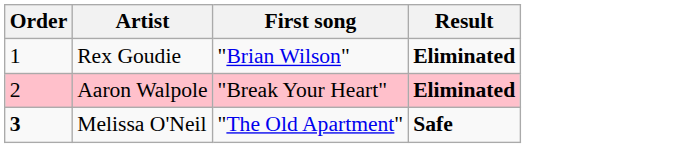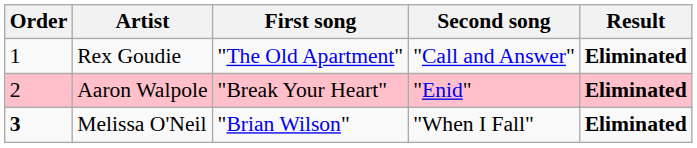+ column: (494, 21)
(284, 55) "Brian Wilson" -> (310, 55) "The Old Apartment"
(310, 124) "The Old Apartment" -> (284, 124) "Brian Wilson"
(433, 124) Safe -> (636, 124) Eliminated
